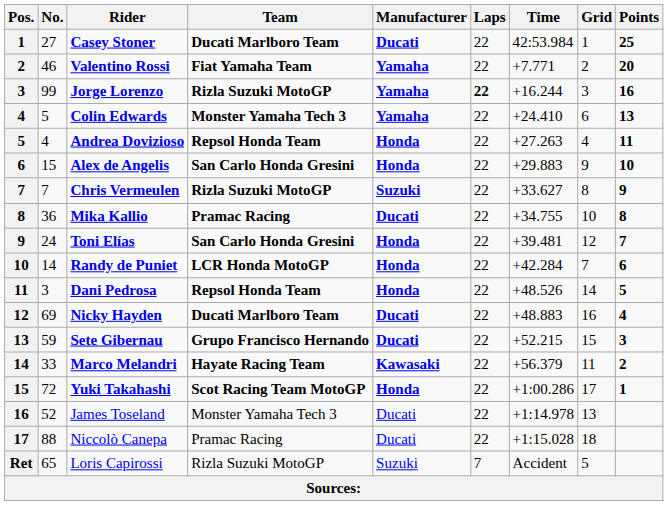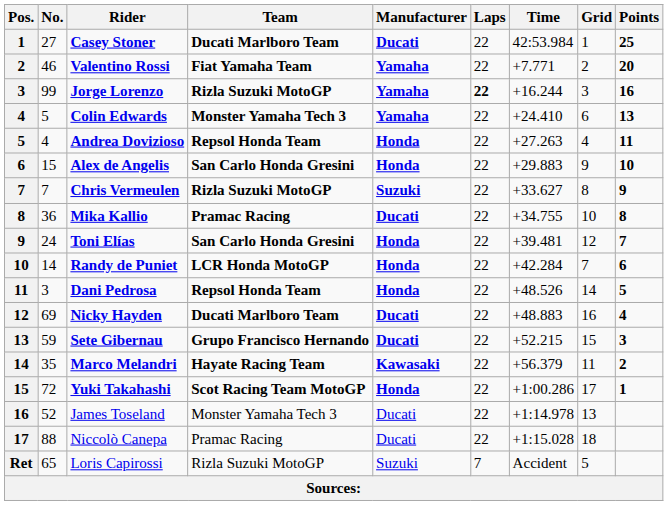(49, 364) 33 -> (49, 364) 35
